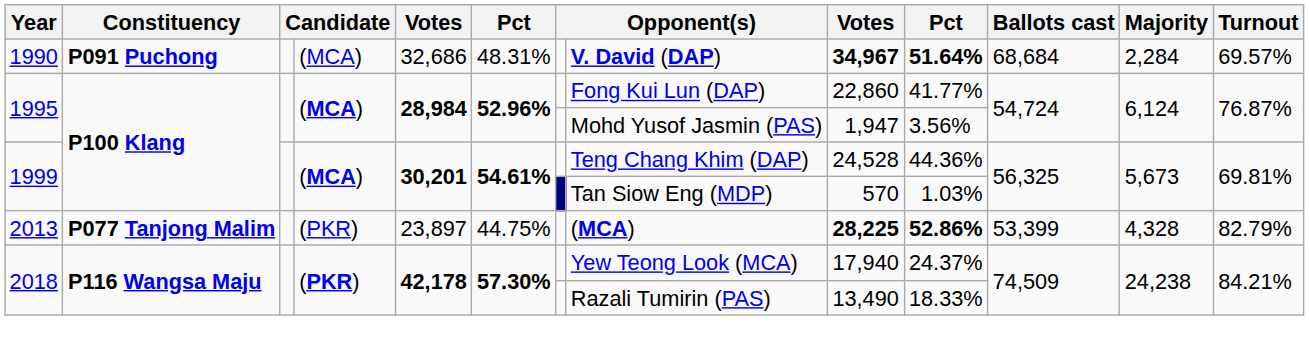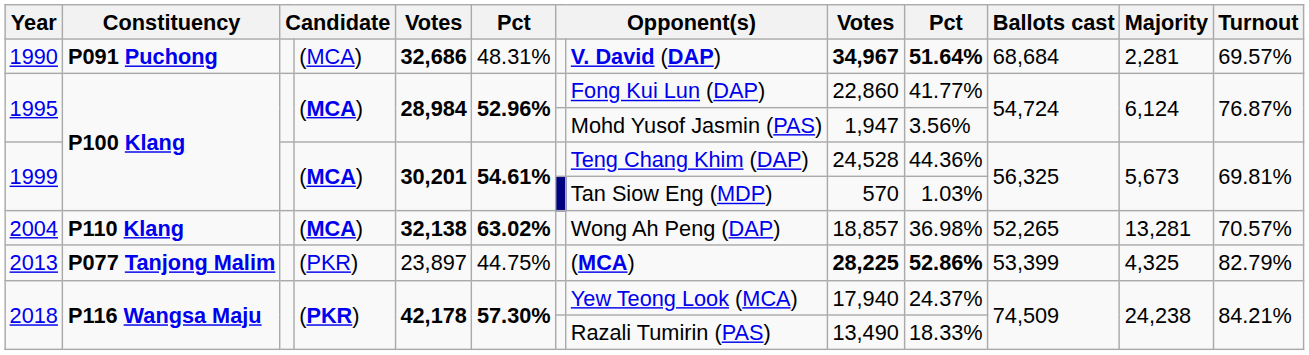(434, 56) normal -> (434, 56) bold
(1152, 56) 2,284 -> (1152, 56) 2,281
+ row: (34, 228)
(1152, 228) 4,328 -> (1152, 263) 4,325
